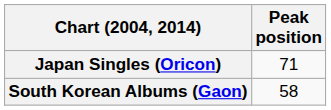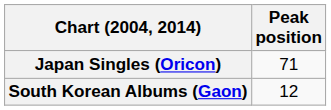(289, 91) 58 -> (289, 91) 12
